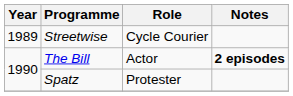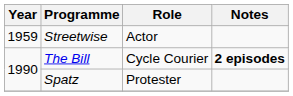(23, 36) 1989 -> (23, 36) 1959
(167, 36) Cycle Courier -> (142, 36) Actor
(142, 58) Actor -> (167, 58) Cycle Courier
